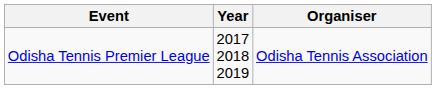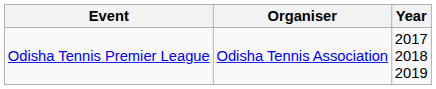columns swapped: (233, 16) <-> (342, 16)
